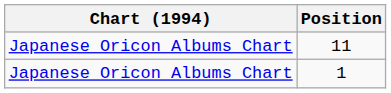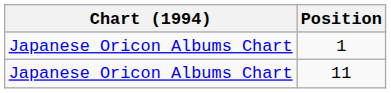rows swapped: (341, 74) <-> (341, 46)
